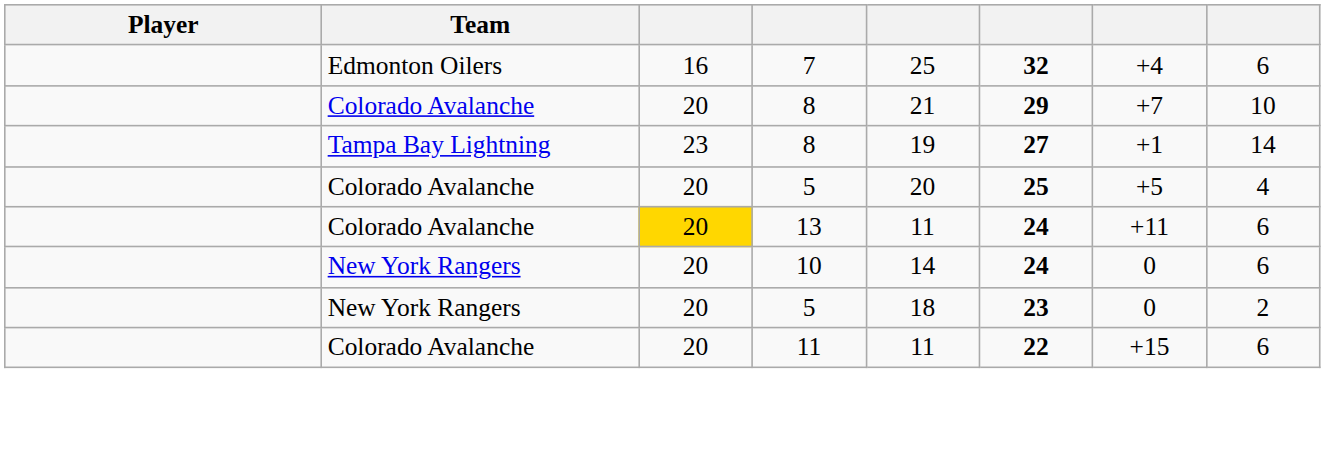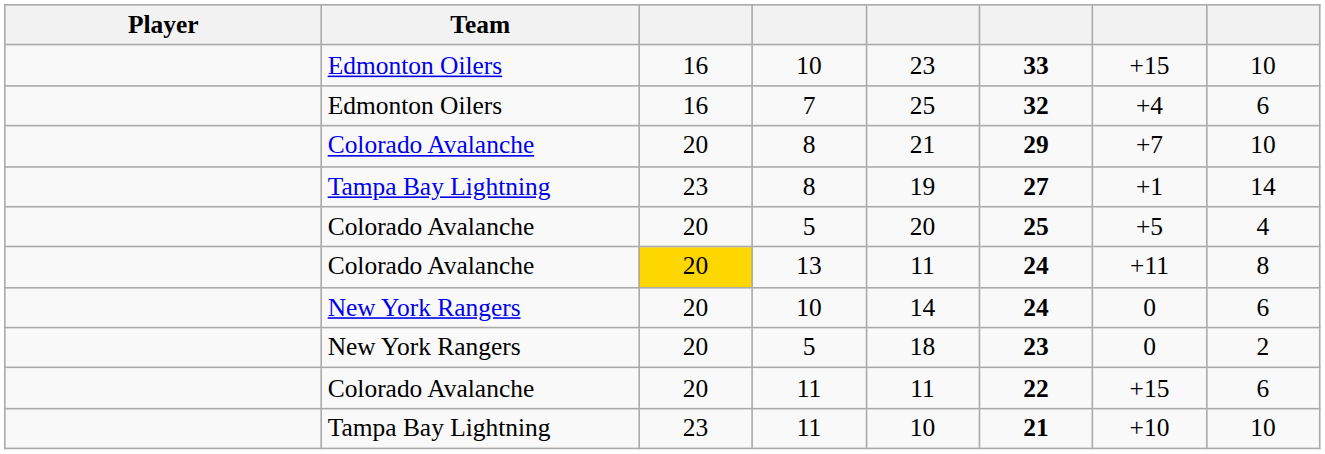+ row: (415, 65)
(1263, 226) 6 -> (1263, 266) 8
+ row: (439, 428)
